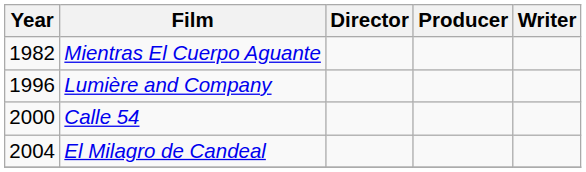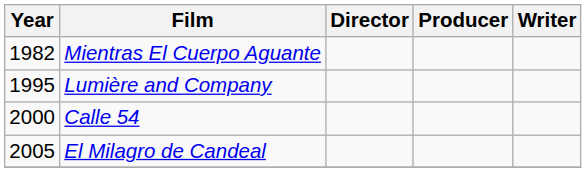(32, 85) 1996 -> (32, 85) 1995
(32, 150) 2004 -> (32, 150) 2005
